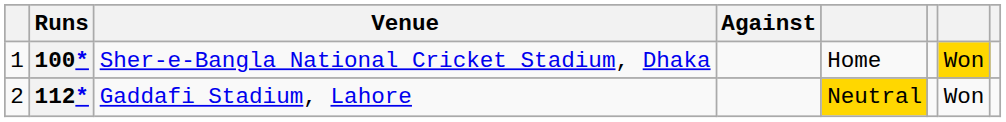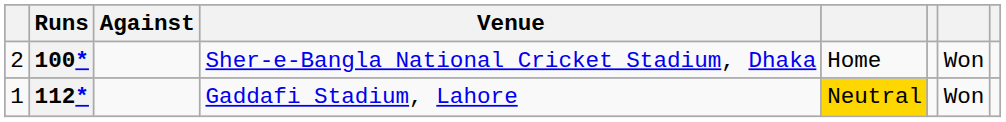columns swapped: (769, 23) <-> (405, 23)
(17, 60) 1 -> (17, 60) 2
(964, 60) gold background -> (964, 60) no background
(17, 97) 2 -> (17, 97) 1
